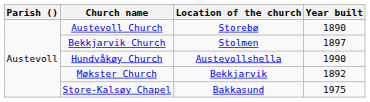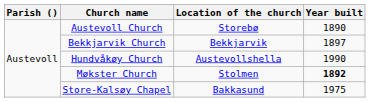(238, 43) Stolmen -> (239, 43) Bekkjarvik
(239, 74) Bekkjarvik -> (238, 74) Stolmen
(334, 74) normal -> (334, 74) bold
